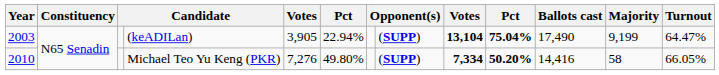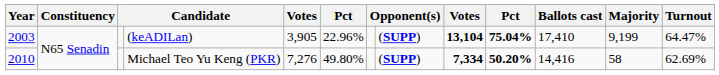(343, 37) 22.94% -> (343, 37) 22.96%
(556, 37) 17,490 -> (556, 37) 17,410
(686, 59) 66.05% -> (686, 59) 62.69%
